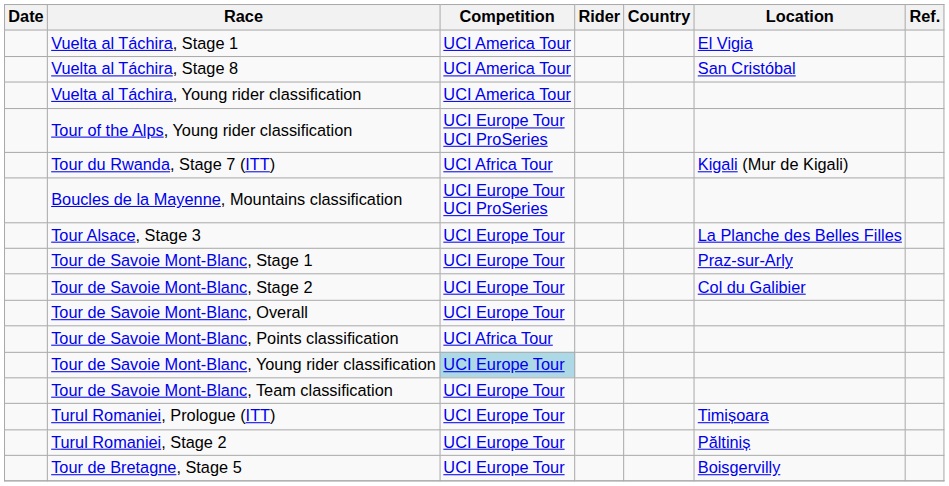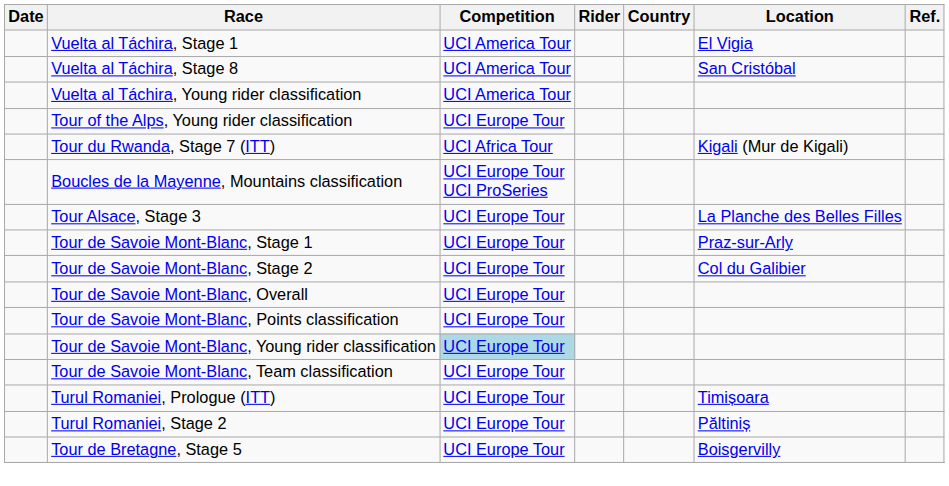(504, 130) UCI Europe Tour UCI ProSeries -> (504, 120) UCI Europe Tour
(498, 338) UCI Africa Tour -> (504, 320) UCI Europe Tour
